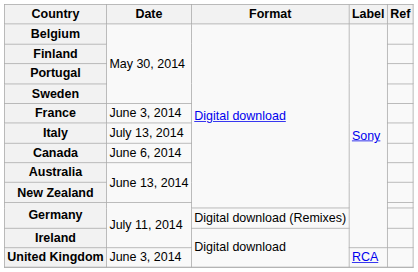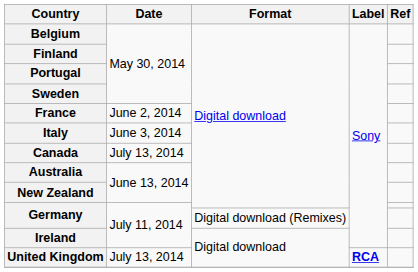(145, 113) June 3, 2014 -> (145, 113) June 2, 2014
(147, 133) July 13, 2014 -> (145, 133) June 3, 2014
(145, 152) June 6, 2014 -> (147, 152) July 13, 2014
(145, 257) June 3, 2014 -> (147, 257) July 13, 2014
(365, 257) normal -> (365, 257) bold
